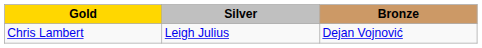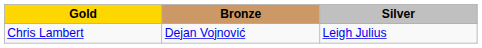columns swapped: (241, 14) <-> (398, 14)
